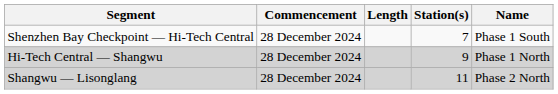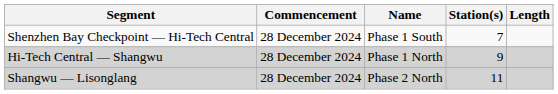columns swapped: (388, 15) <-> (512, 15)
